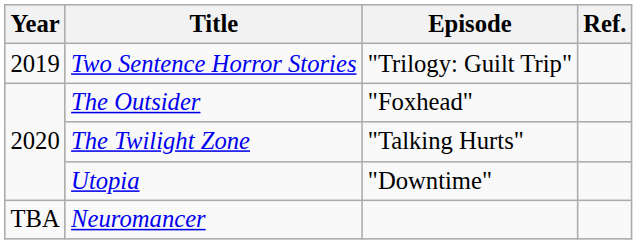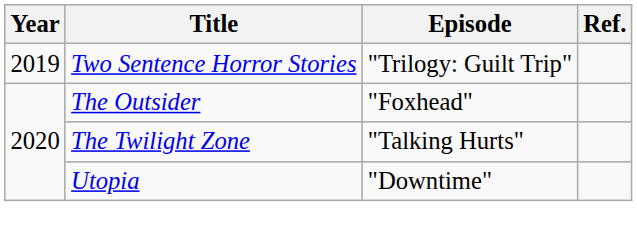- row: (138, 219)
